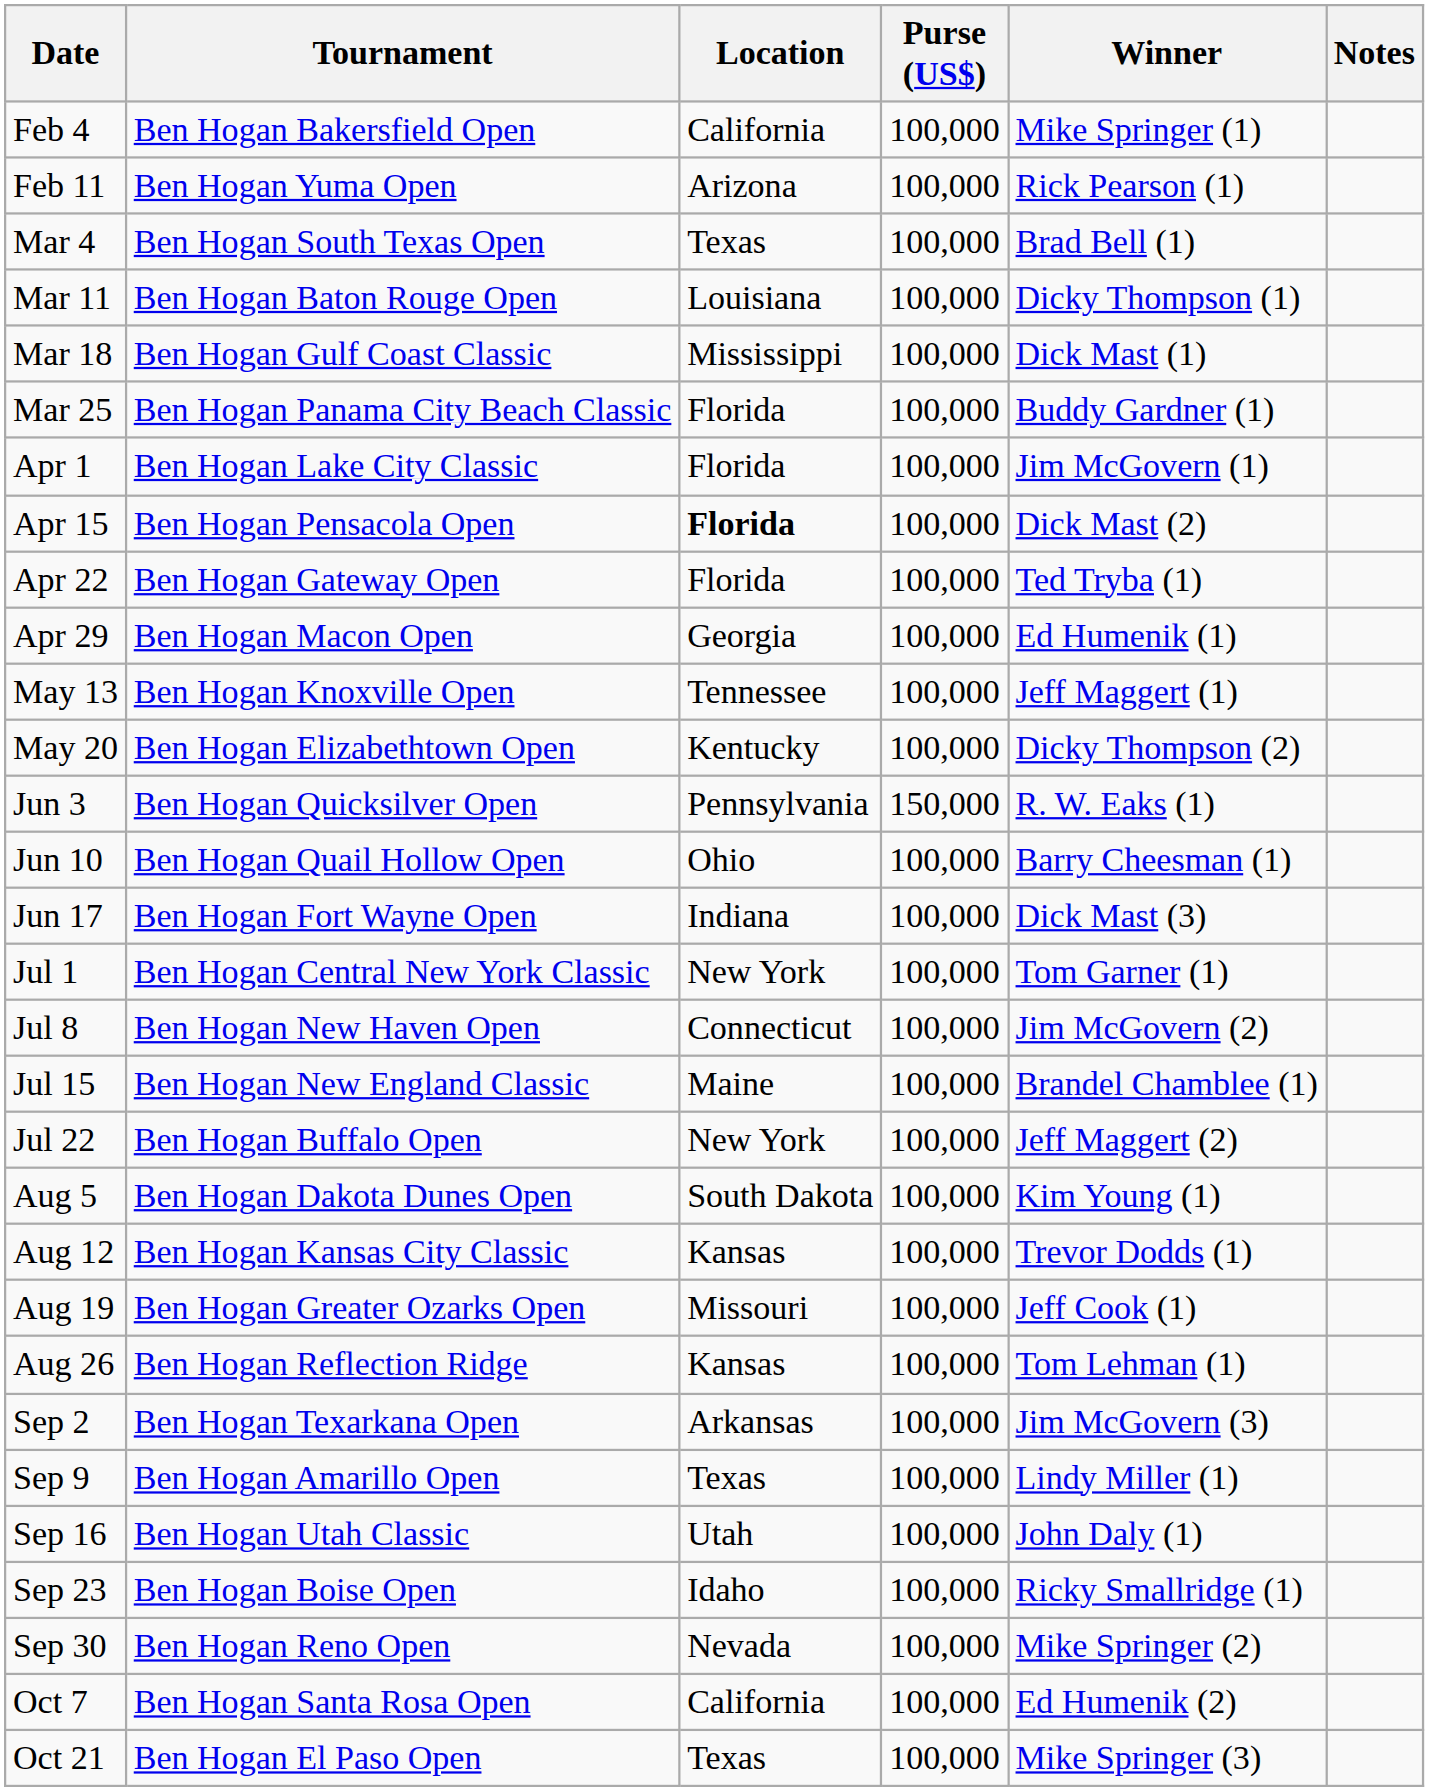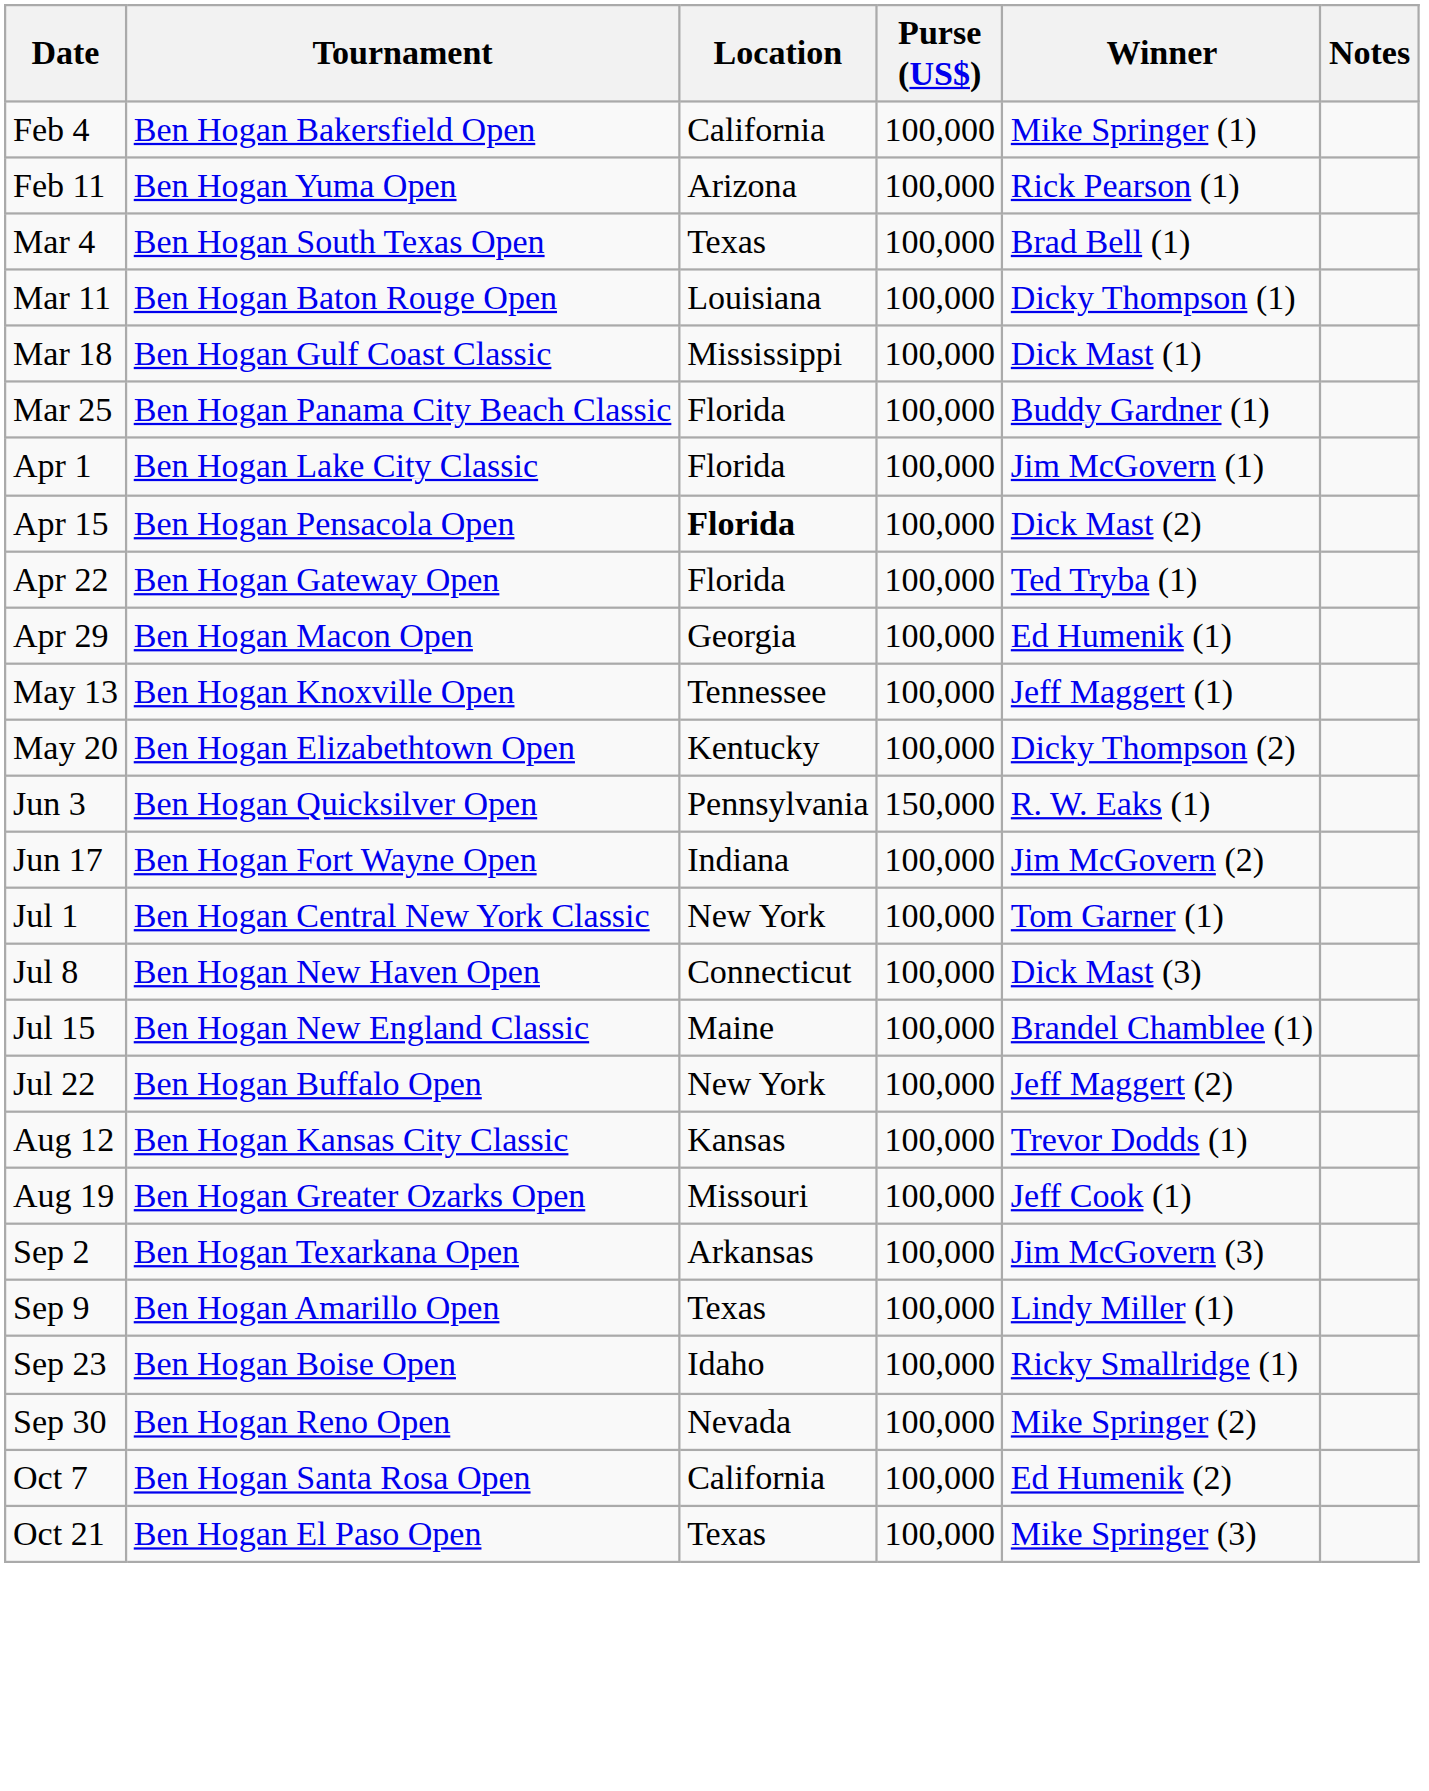- row: (58, 859)
(1111, 915) Dick Mast (3) -> (1137, 859) Jim McGovern (2)
(1142, 1027) Jim McGovern (2) -> (1106, 971) Dick Mast (3)
- row: (55, 1195)
- row: (64, 1364)
- row: (60, 1532)
